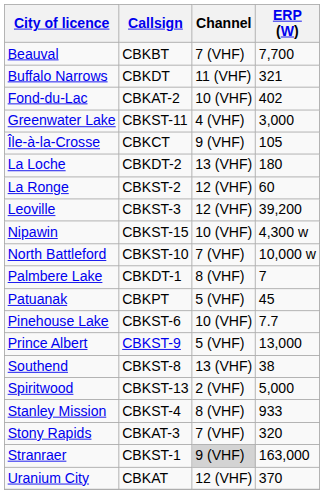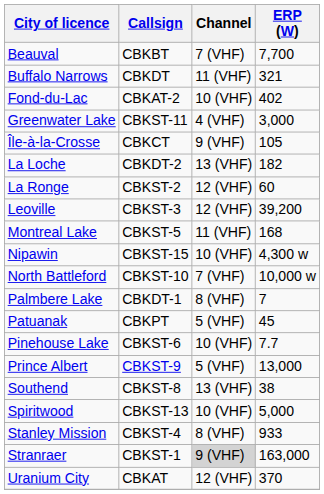(271, 165) 180 -> (271, 165) 182
+ row: (52, 232)
(220, 388) 2 (VHF) -> (224, 411) 10 (VHF)
- row: (50, 433)
